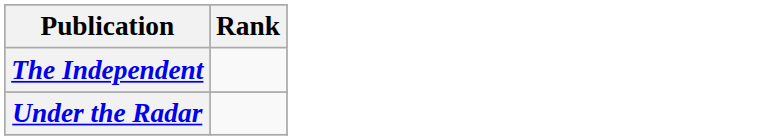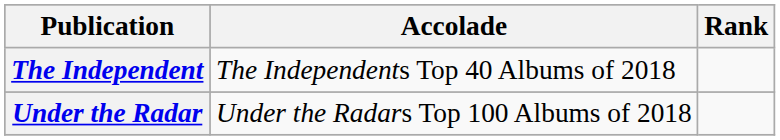+ column: (454, 26)
